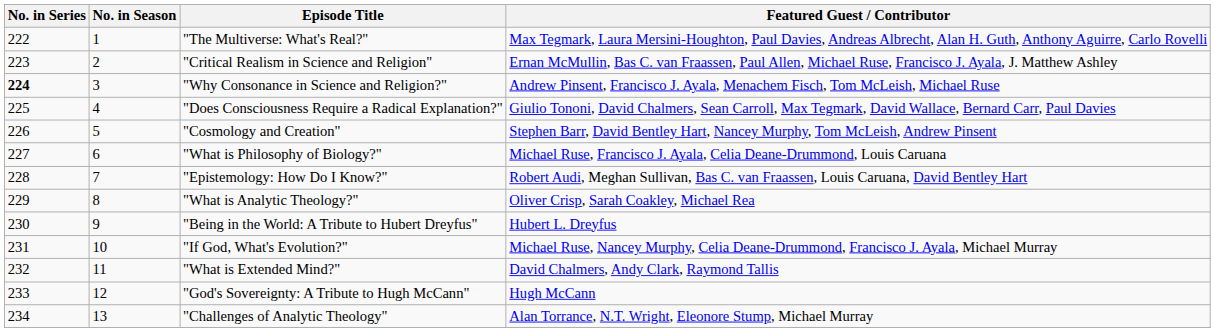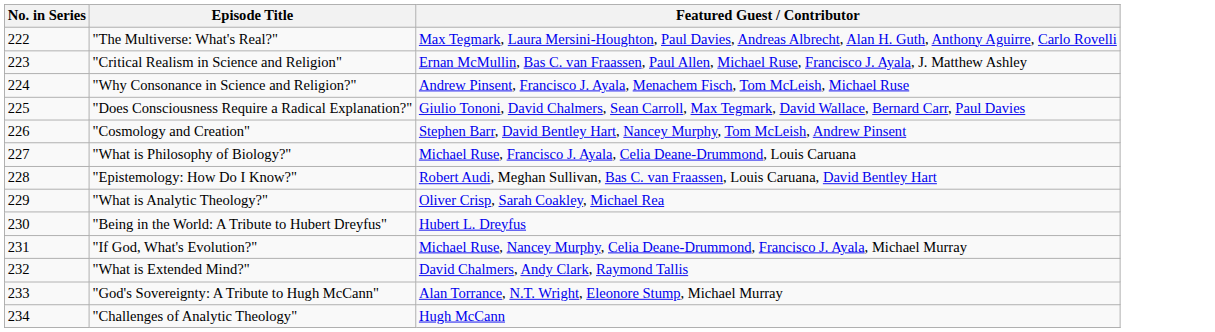- column: (134, 16)
(19, 85) bold -> (19, 85) normal
(552, 293) Hugh McCann -> (601, 293) Alan Torrance, N.T. Wright, Eleonore Stump, Michael Murray
(691, 316) Alan Torrance, N.T. Wright, Eleonore Stump, Michael Murray -> (462, 316) Hugh McCann
